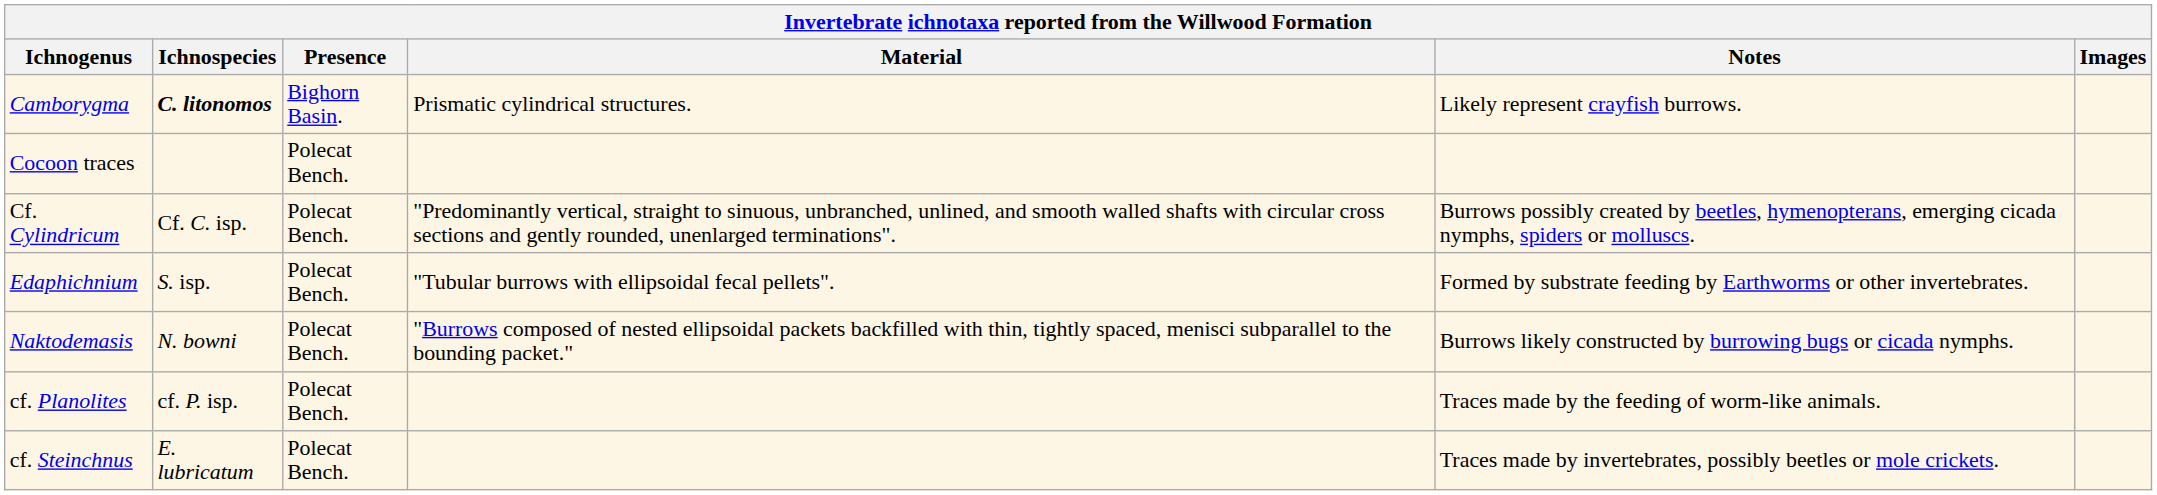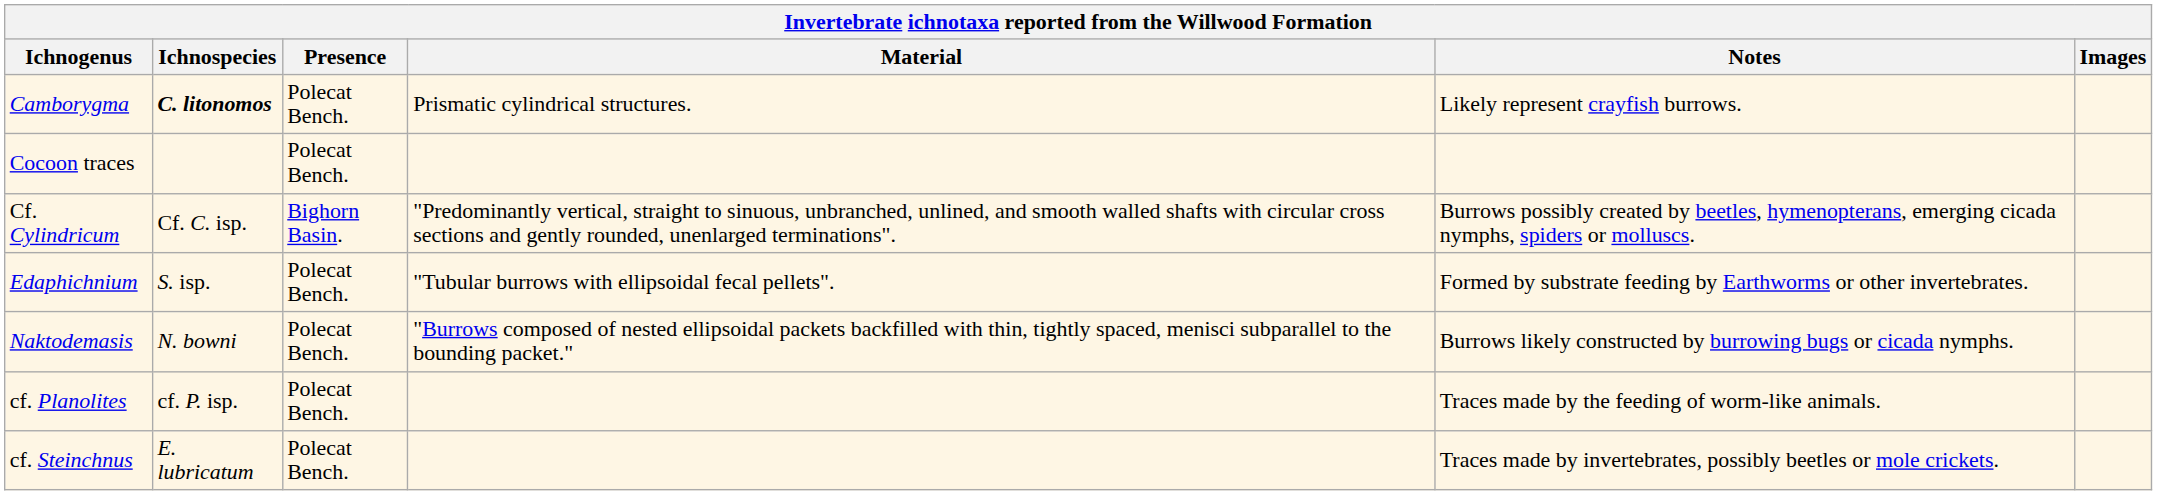(323, 103) Bighorn Basin. -> (320, 103) Polecat Bench.
(320, 222) Polecat Bench. -> (323, 222) Bighorn Basin.
